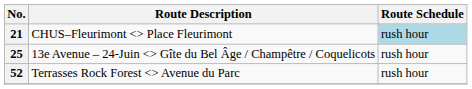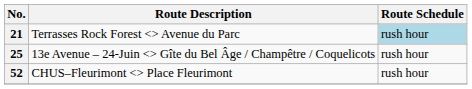(132, 34) CHUS–Fleurimont <> Place Fleurimont -> (136, 34) Terrasses Rock Forest <> Avenue du Parc
(136, 73) Terrasses Rock Forest <> Avenue du Parc -> (132, 73) CHUS–Fleurimont <> Place Fleurimont
